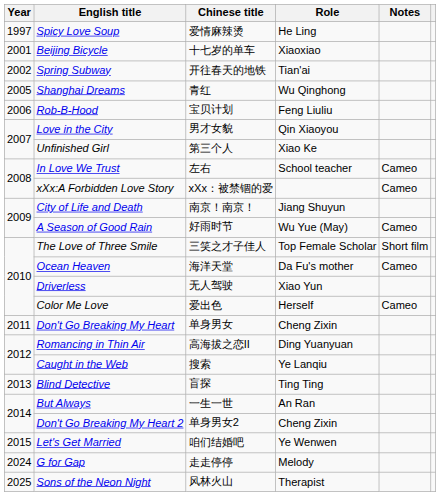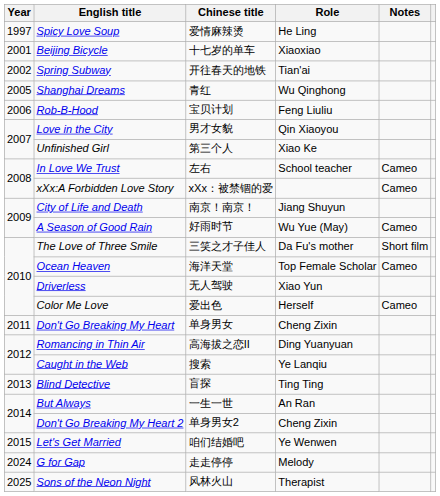(327, 247) Top Female Scholar -> (316, 247) Da Fu's mother
(316, 266) Da Fu's mother -> (327, 266) Top Female Scholar
